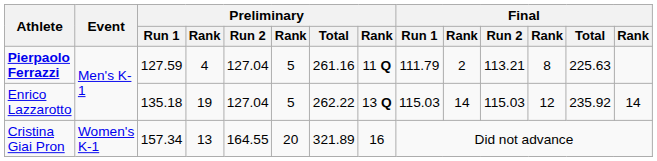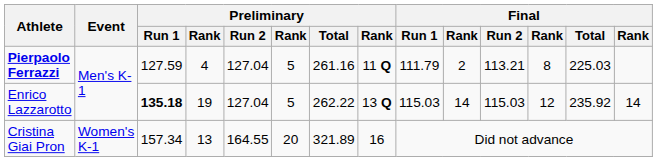(590, 65) 225.63 -> (590, 65) 225.03
(162, 102) normal -> (162, 102) bold
